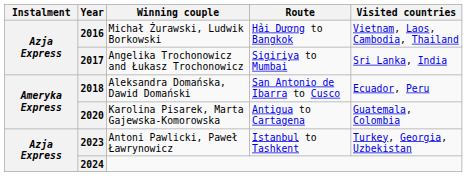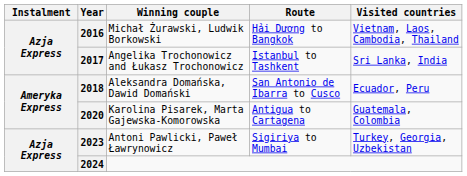(284, 61) Sigiriya to Mumbai -> (284, 61) Istanbul to Tashkent
(284, 142) Istanbul to Tashkent -> (284, 142) Sigiriya to Mumbai
